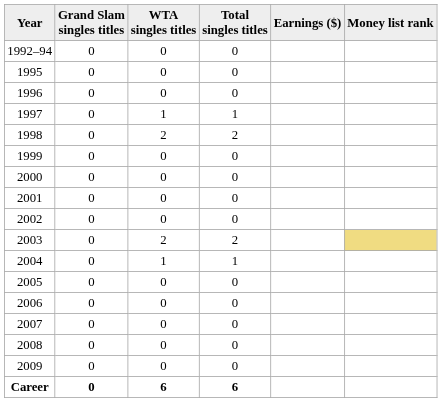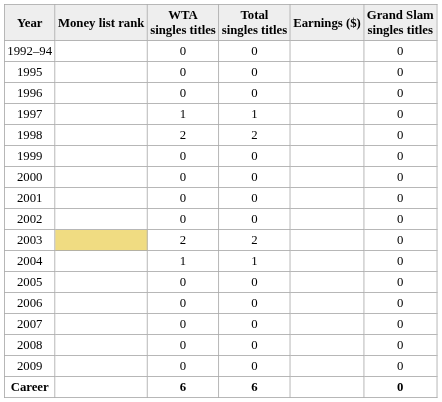columns swapped: (91, 22) <-> (390, 22)
